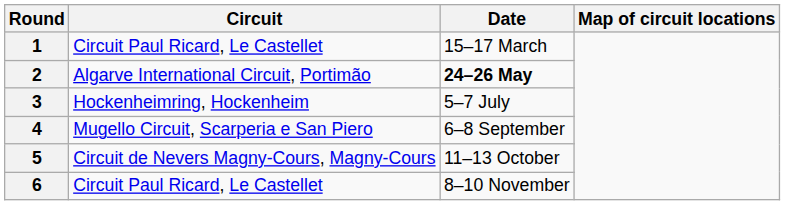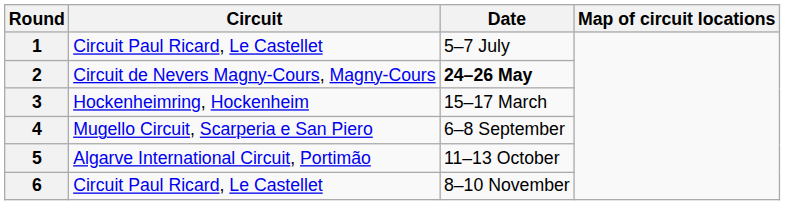(496, 46) 15–17 March -> (477, 46) 5–7 July
(222, 74) Algarve International Circuit, Portimão -> (254, 74) Circuit de Nevers Magny-Cours, Magny-Cours
(477, 102) 5–7 July -> (496, 102) 15–17 March
(254, 158) Circuit de Nevers Magny-Cours, Magny-Cours -> (222, 158) Algarve International Circuit, Portimão
